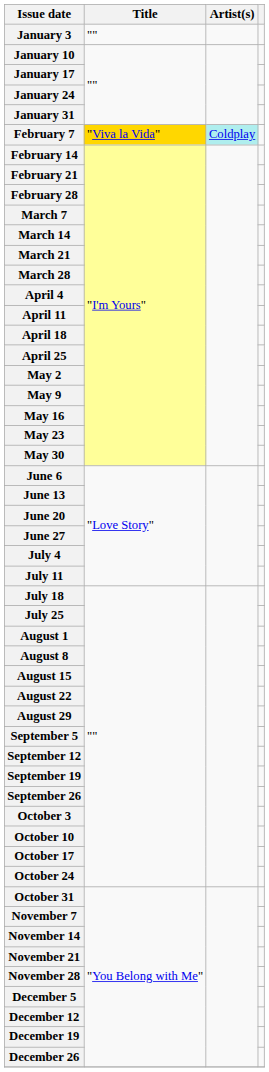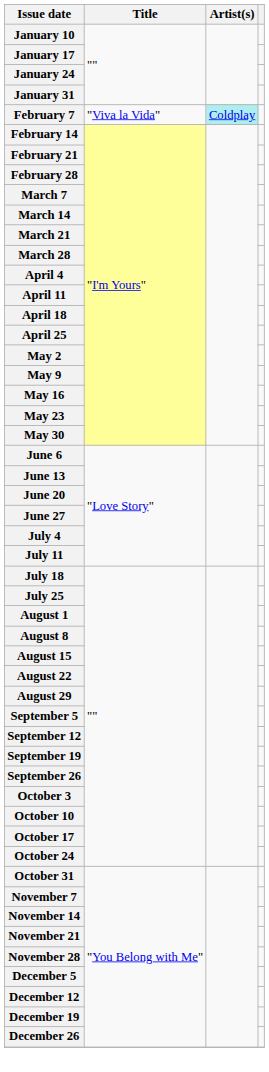- row: (44, 34)
(124, 134) gold background -> (124, 114) no background
